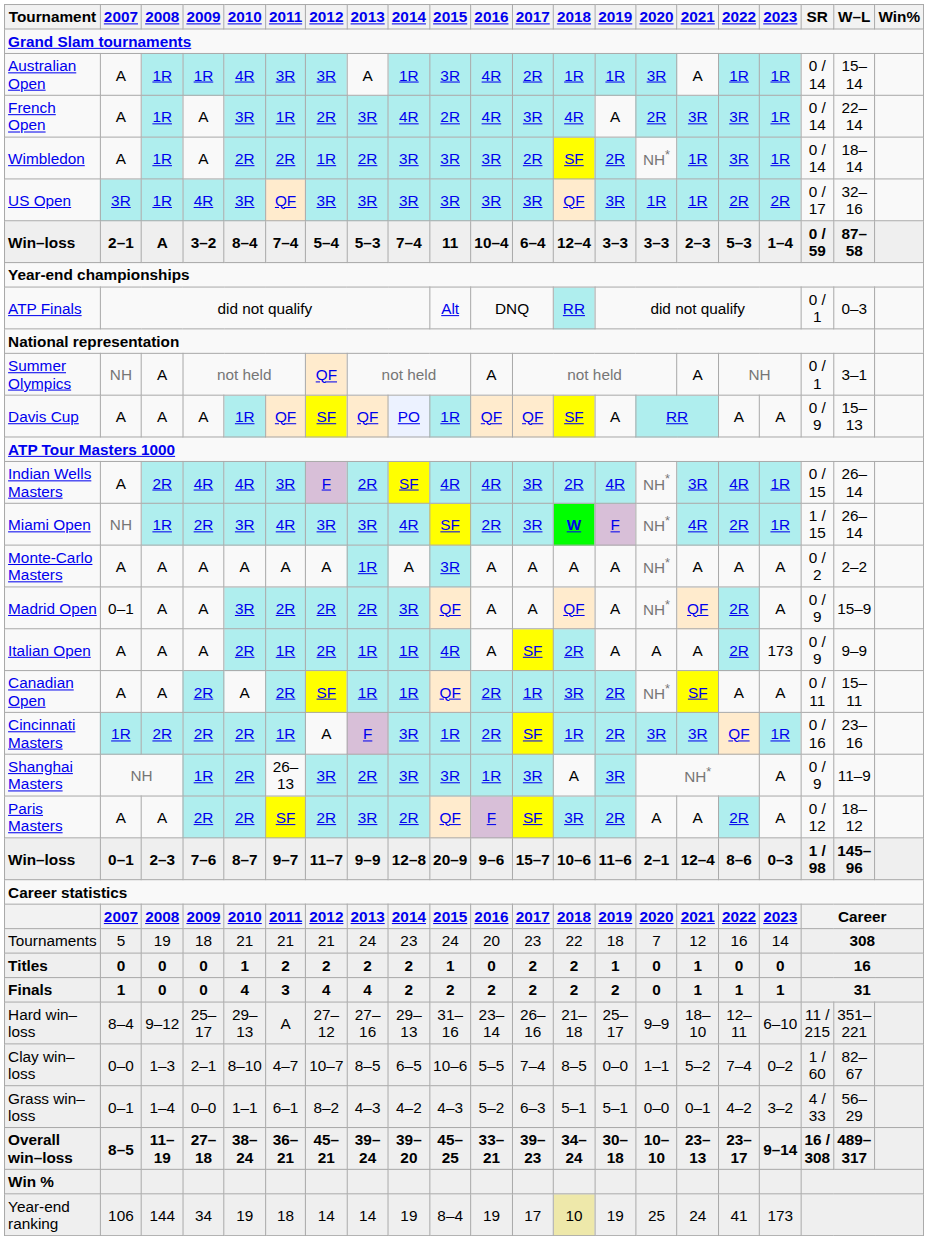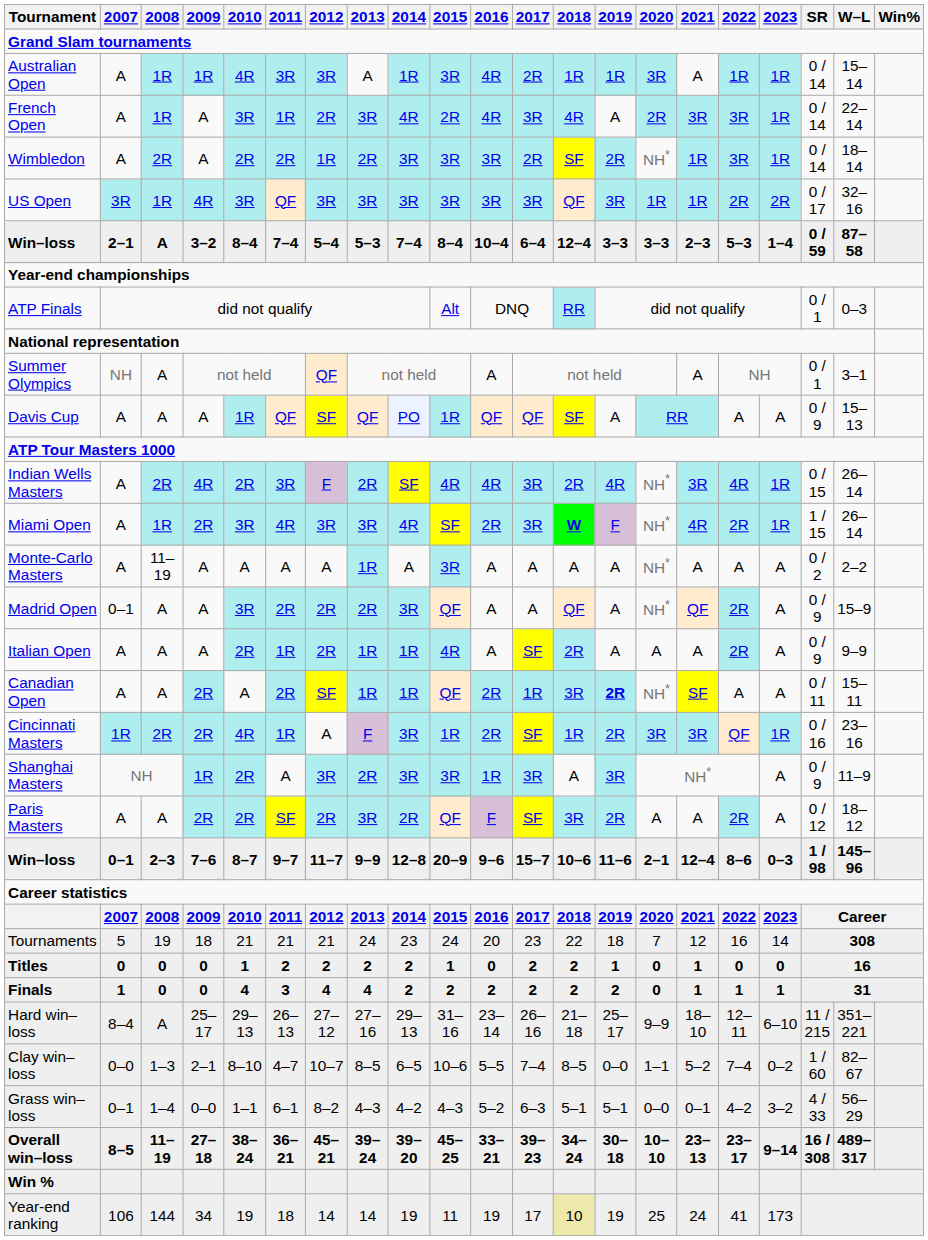(162, 158) 1R -> (162, 158) 2R
(450, 242) 11 -> (450, 242) 8–4
(245, 482) 4R -> (245, 482) 2R
(121, 524) NH -> (121, 524) A
(162, 566) A -> (162, 566) 11–19
(780, 650) 173 -> (780, 650) A
(615, 692) normal -> (615, 692) bold
(245, 733) 2R -> (245, 733) 4R
(286, 775) 26–13 -> (286, 775) A
(162, 1023) 9–12 -> (162, 1023) A
(286, 1023) A -> (286, 1023) 26–13
(450, 1215) 8–4 -> (450, 1215) 11
